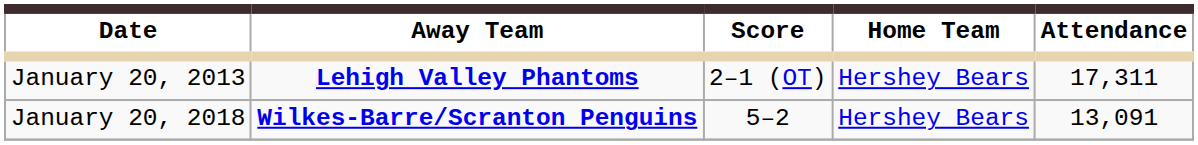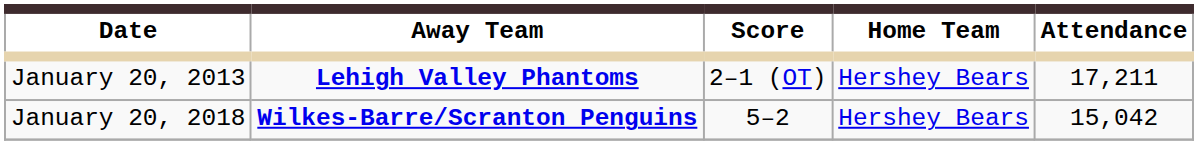(1114, 80) 17,311 -> (1114, 80) 17,211
(1114, 120) 13,091 -> (1114, 120) 15,042
